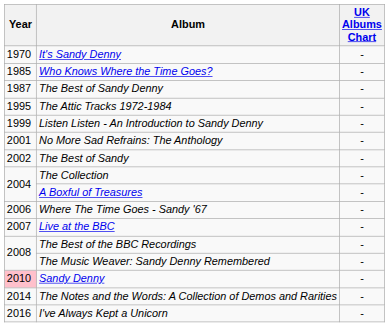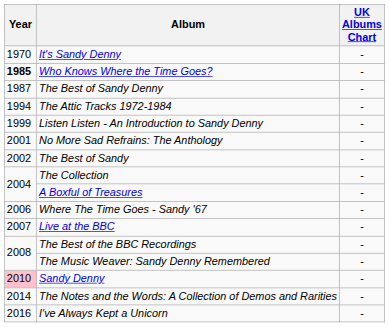(19, 72) normal -> (19, 72) bold
(19, 106) 1995 -> (19, 106) 1994
